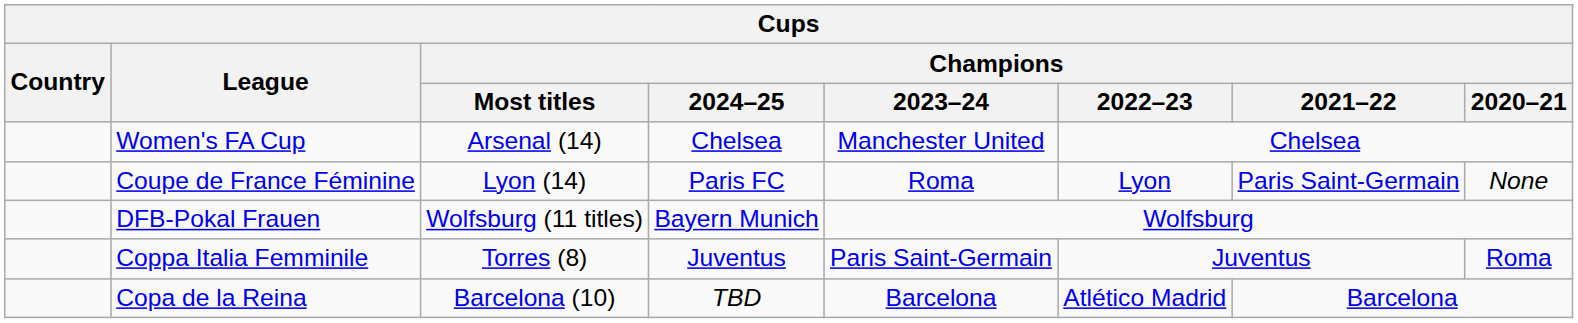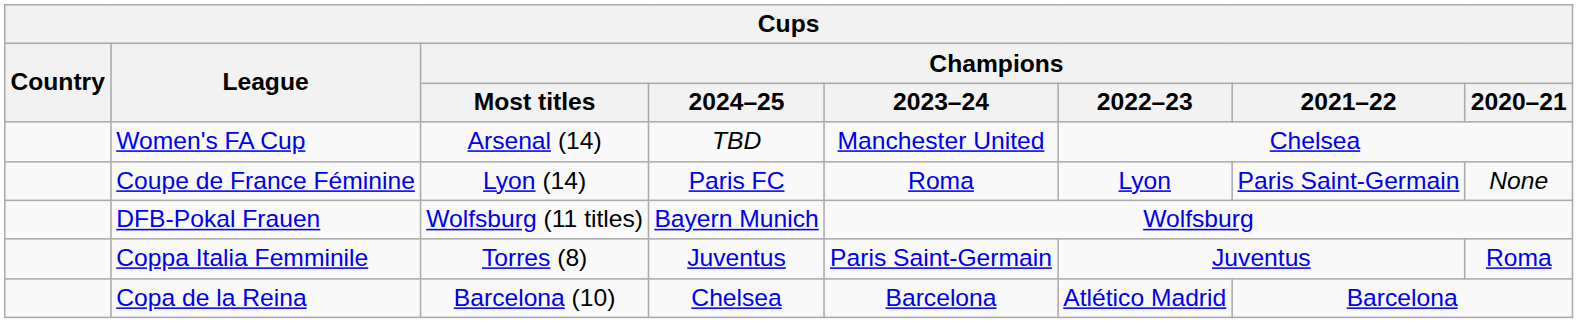(737, 141) Chelsea -> (737, 141) TBD
(737, 297) TBD -> (737, 297) Chelsea
